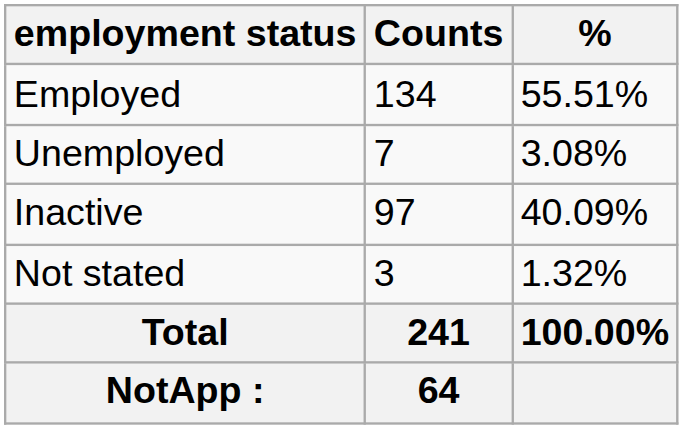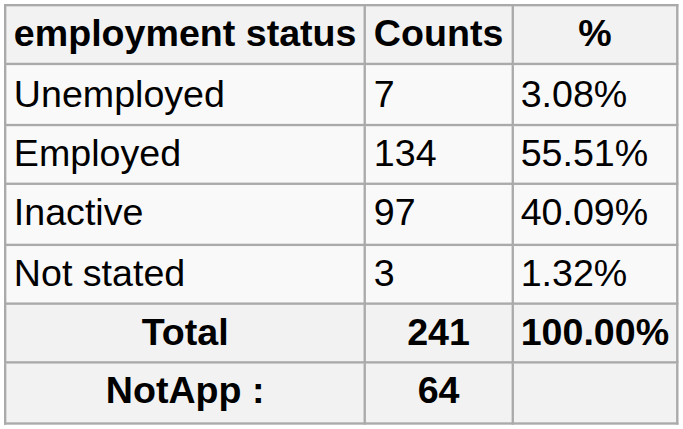rows swapped: (97, 93) <-> (119, 153)
